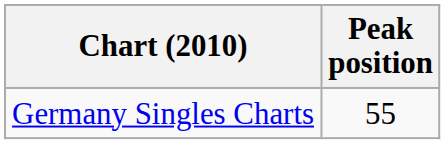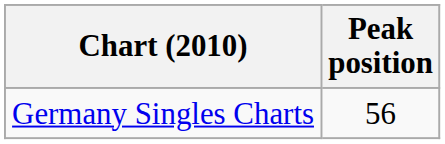(381, 112) 55 -> (381, 112) 56
